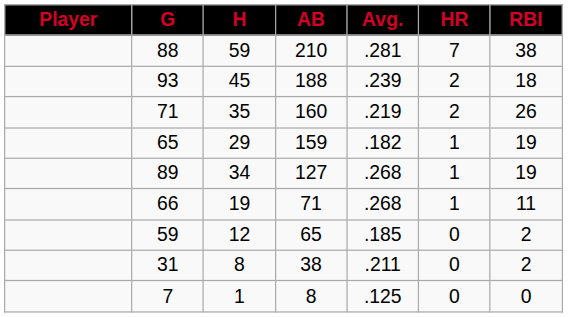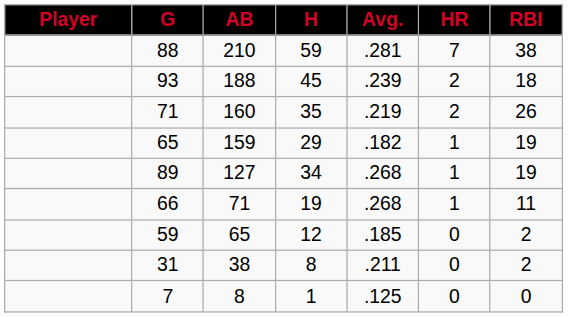columns swapped: (311, 19) <-> (239, 19)
